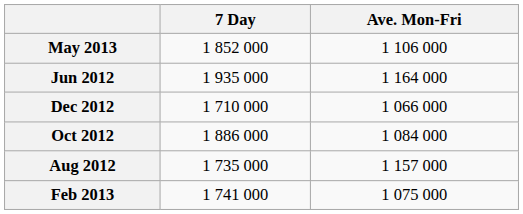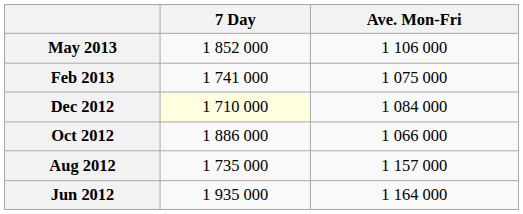rows swapped: (83, 194) <-> (83, 77)
(235, 106) no background -> (235, 106) lightyellow background
(414, 106) 1 066 000 -> (414, 106) 1 084 000
(414, 136) 1 084 000 -> (414, 136) 1 066 000
